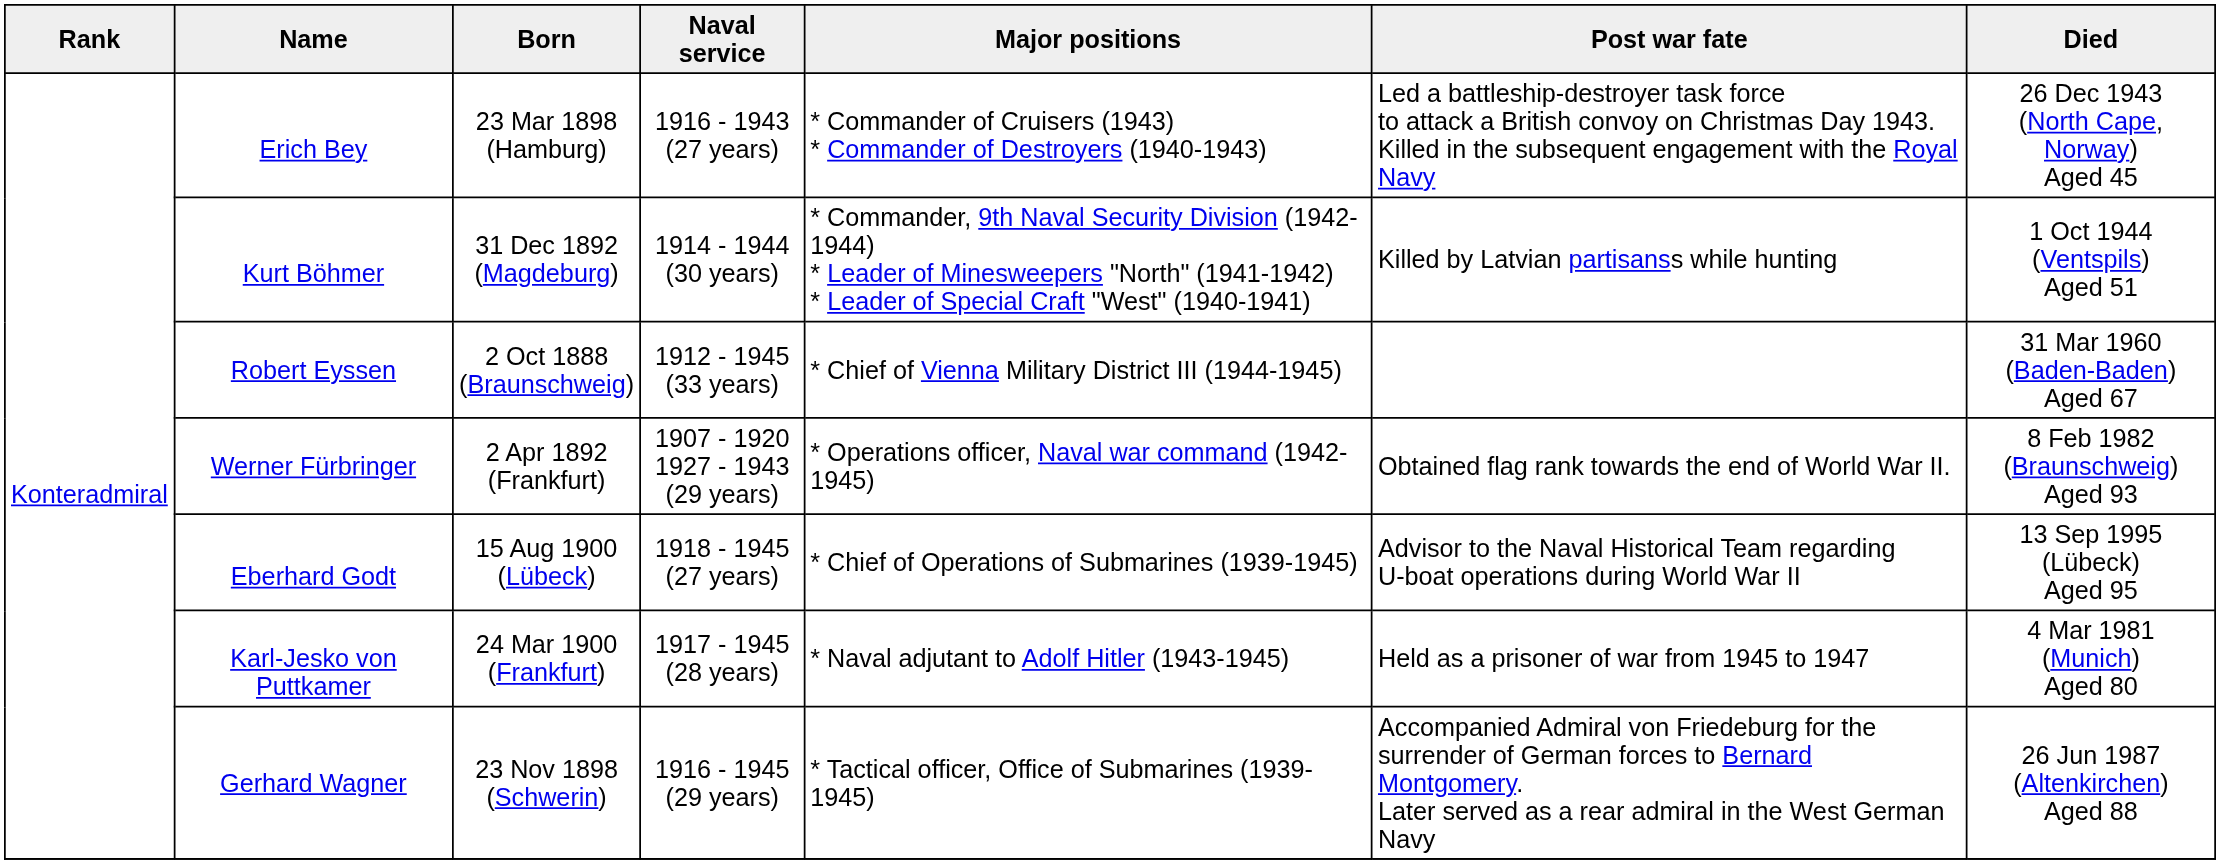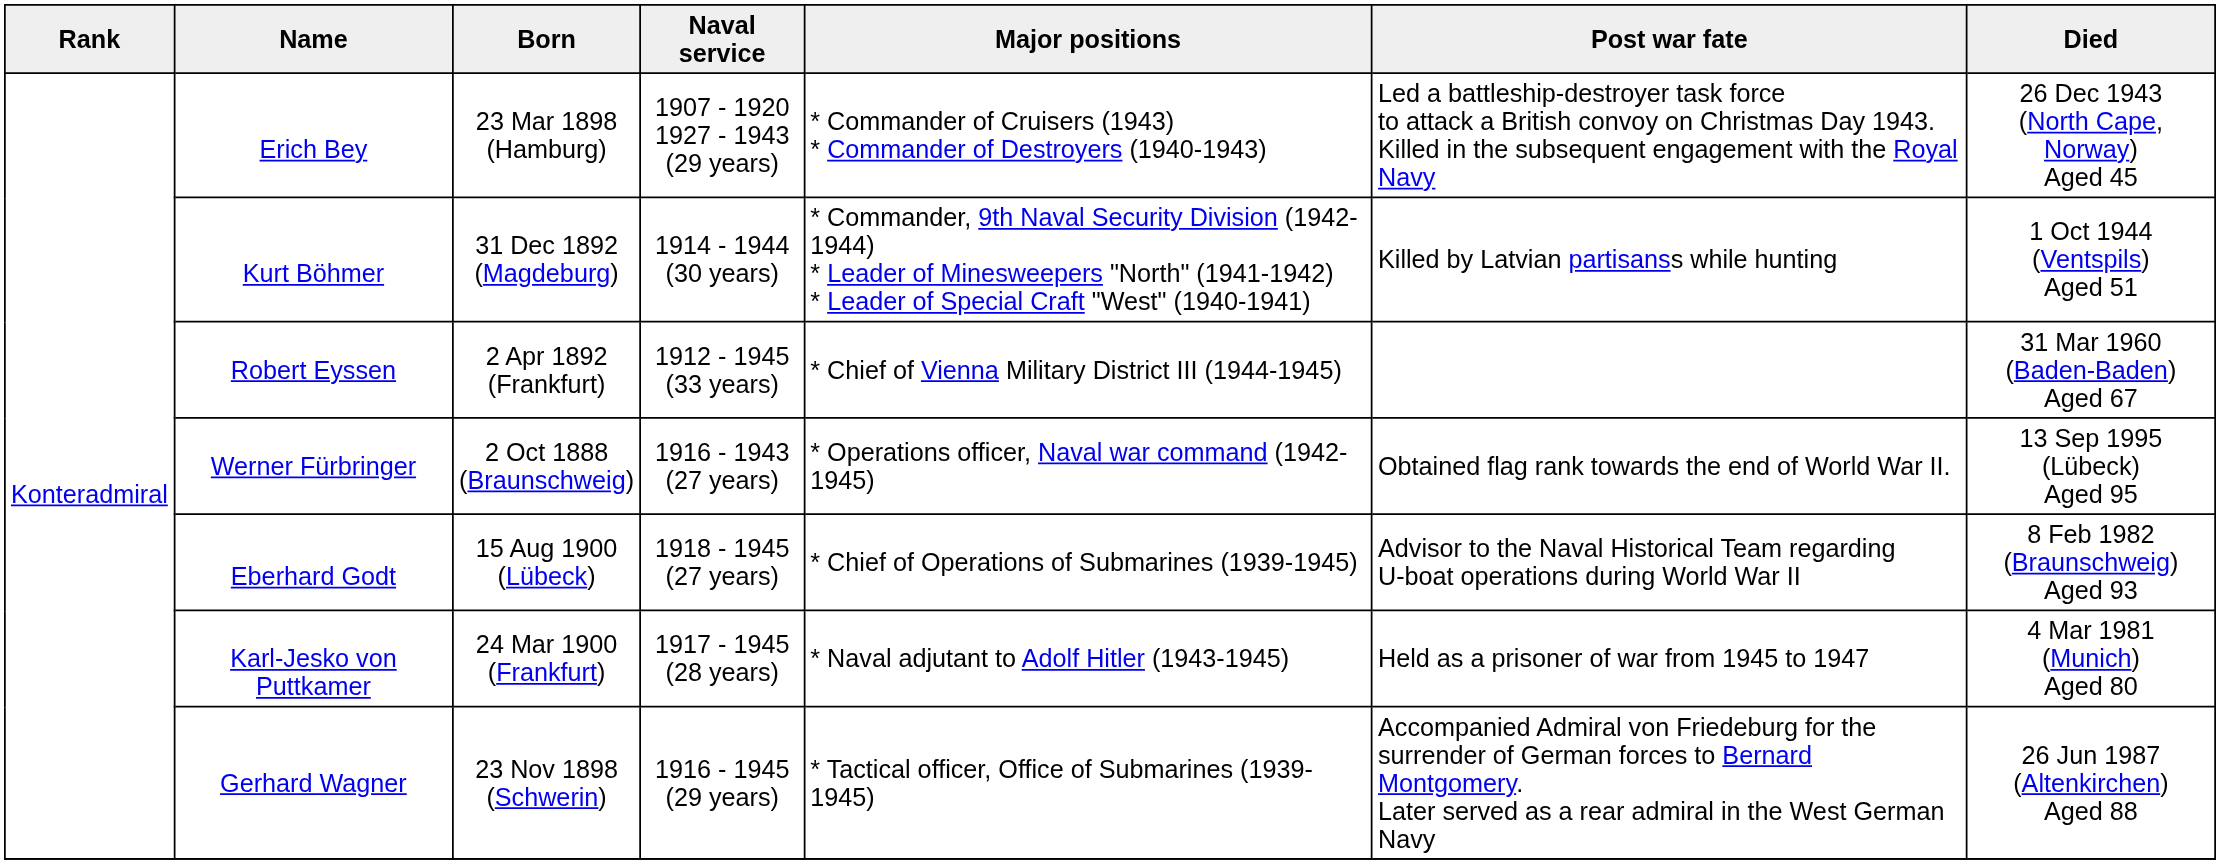(722, 135) 1916 - 1943 (27 years) -> (722, 135) 1907 - 1920 1927 - 1943 (29 years)
(547, 370) 2 Oct 1888 (Braunschweig) -> (547, 370) 2 Apr 1892 (Frankfurt)
(547, 466) 2 Apr 1892 (Frankfurt) -> (547, 466) 2 Oct 1888 (Braunschweig)
(722, 466) 1907 - 1920 1927 - 1943 (29 years) -> (722, 466) 1916 - 1943 (27 years)
(2091, 466) 8 Feb 1982 (Braunschweig) Aged 93 -> (2091, 466) 13 Sep 1995 (Lübeck) Aged 95
(2091, 562) 13 Sep 1995 (Lübeck) Aged 95 -> (2091, 562) 8 Feb 1982 (Braunschweig) Aged 93
